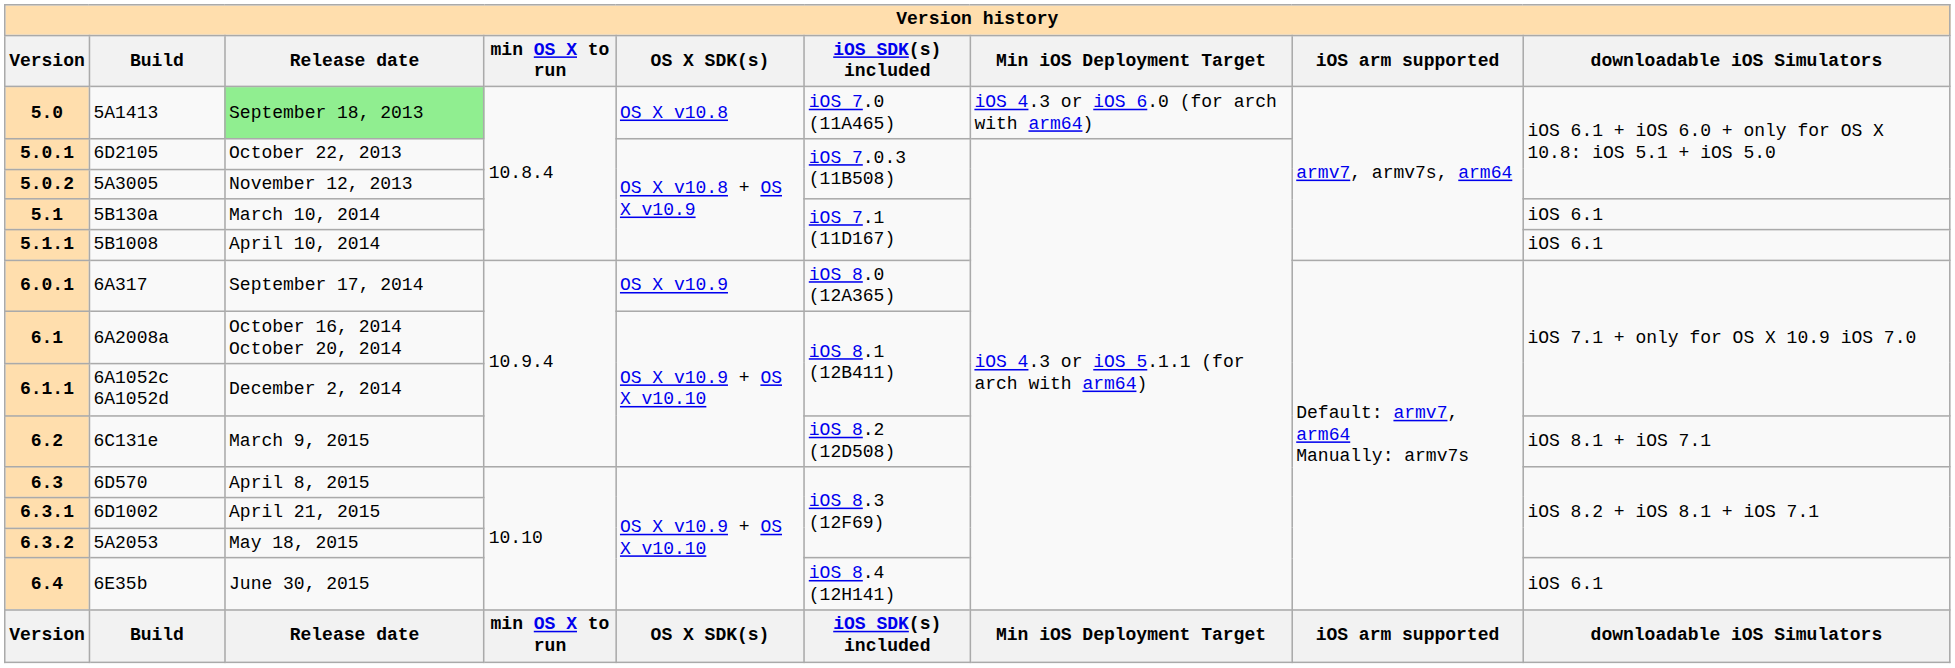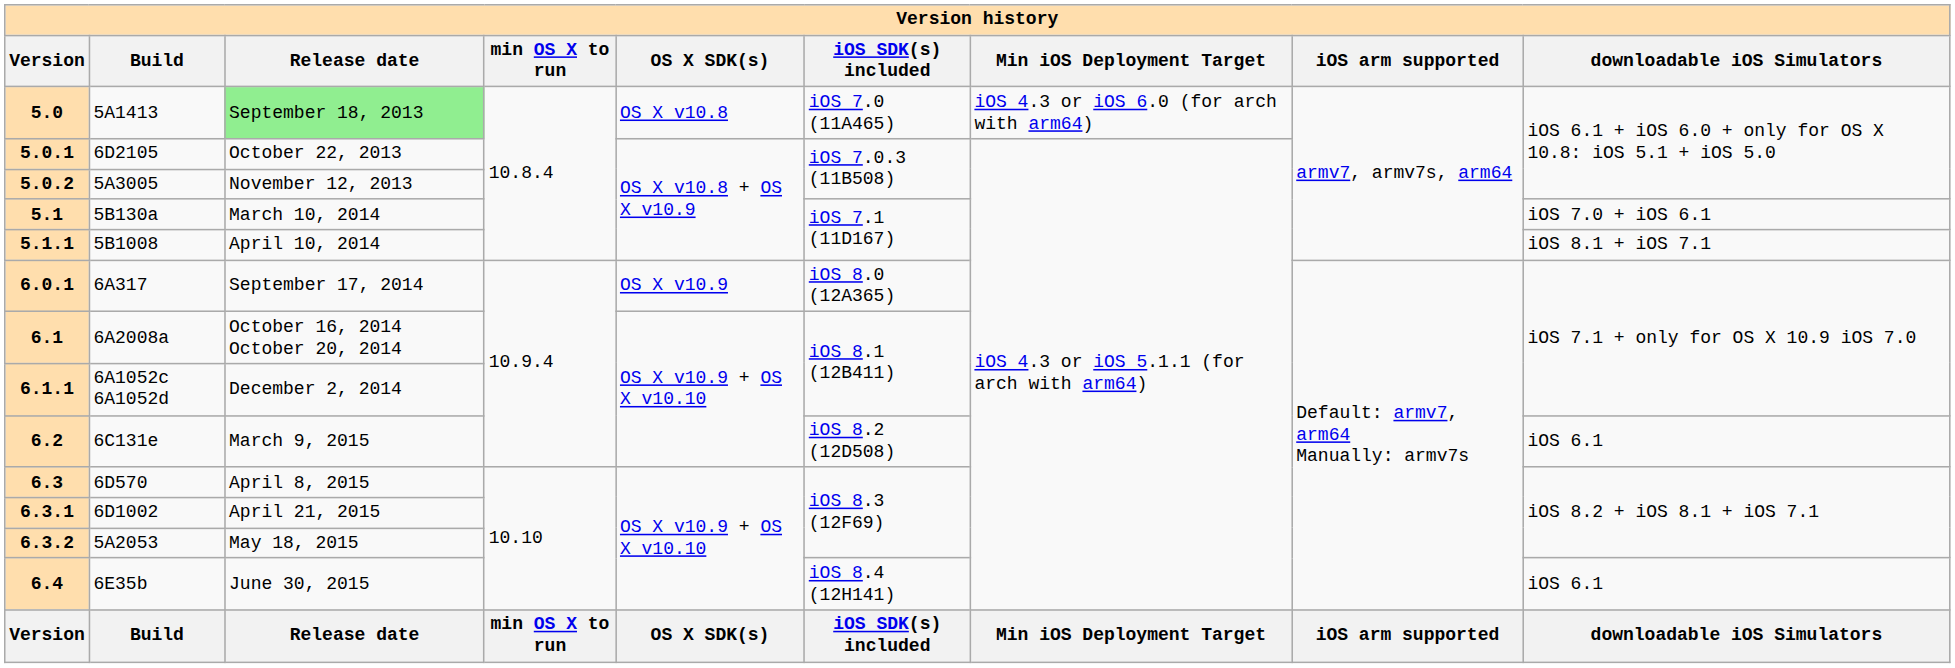(1565, 214) iOS 6.1 -> (1619, 214) iOS 7.0 + iOS 6.1
(1565, 244) iOS 6.1 -> (1619, 244) iOS 8.1 + iOS 7.1
(1619, 441) iOS 8.1 + iOS 7.1 -> (1565, 441) iOS 6.1
